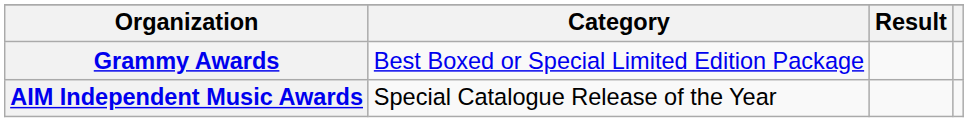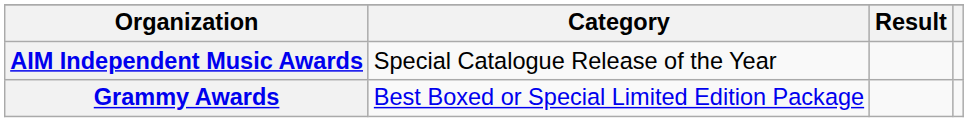rows swapped: (187, 60) <-> (187, 97)
